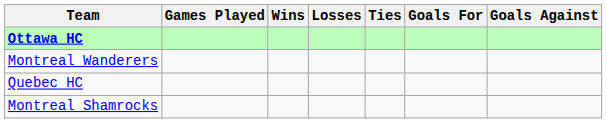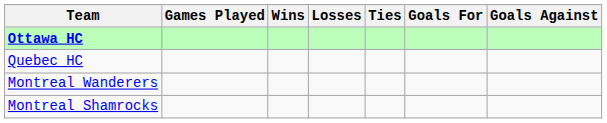rows swapped: (83, 61) <-> (45, 84)
